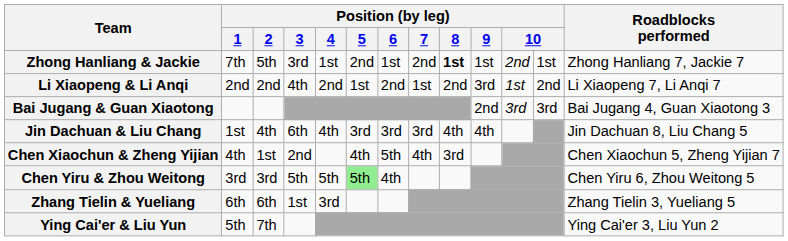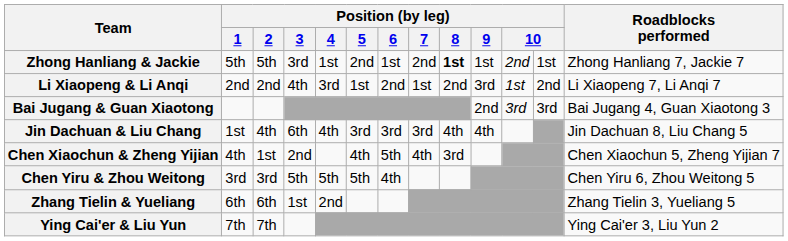(235, 62) 7th -> (235, 62) 5th
(331, 86) 2nd -> (329, 86) 3rd
(360, 178) lightgreen background -> (360, 178) no background
(329, 201) 3rd -> (331, 201) 2nd
(235, 224) 5th -> (235, 224) 7th
